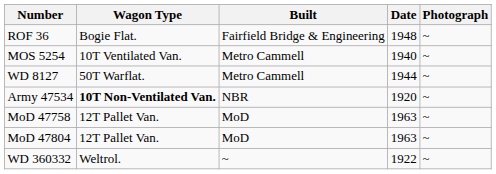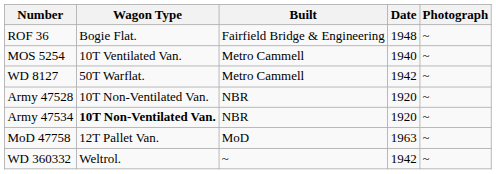(404, 76) 1944 -> (404, 76) 1942
+ row: (40, 96)
- row: (39, 138)
(404, 158) 1922 -> (404, 158) 1942
